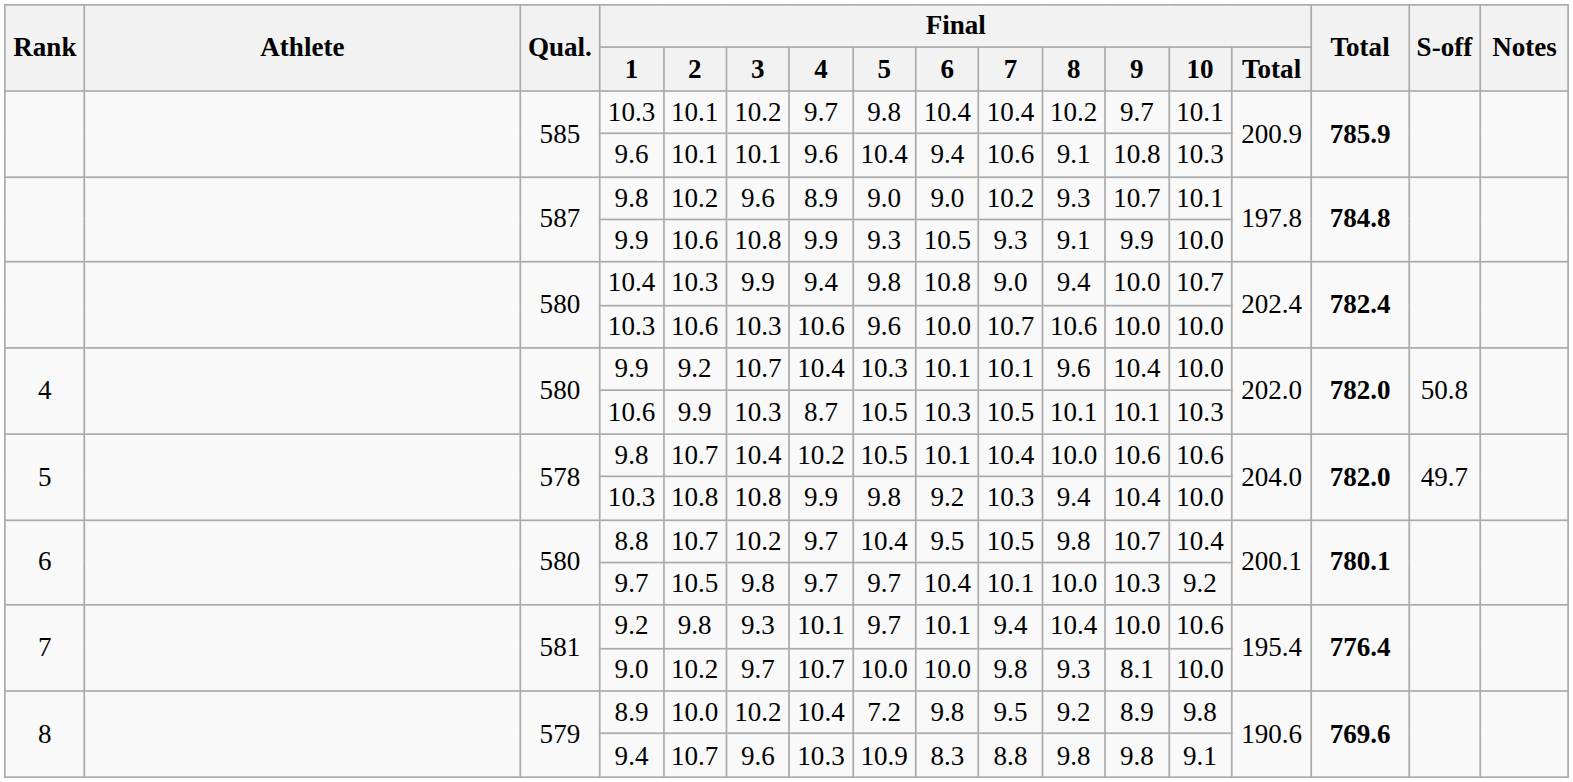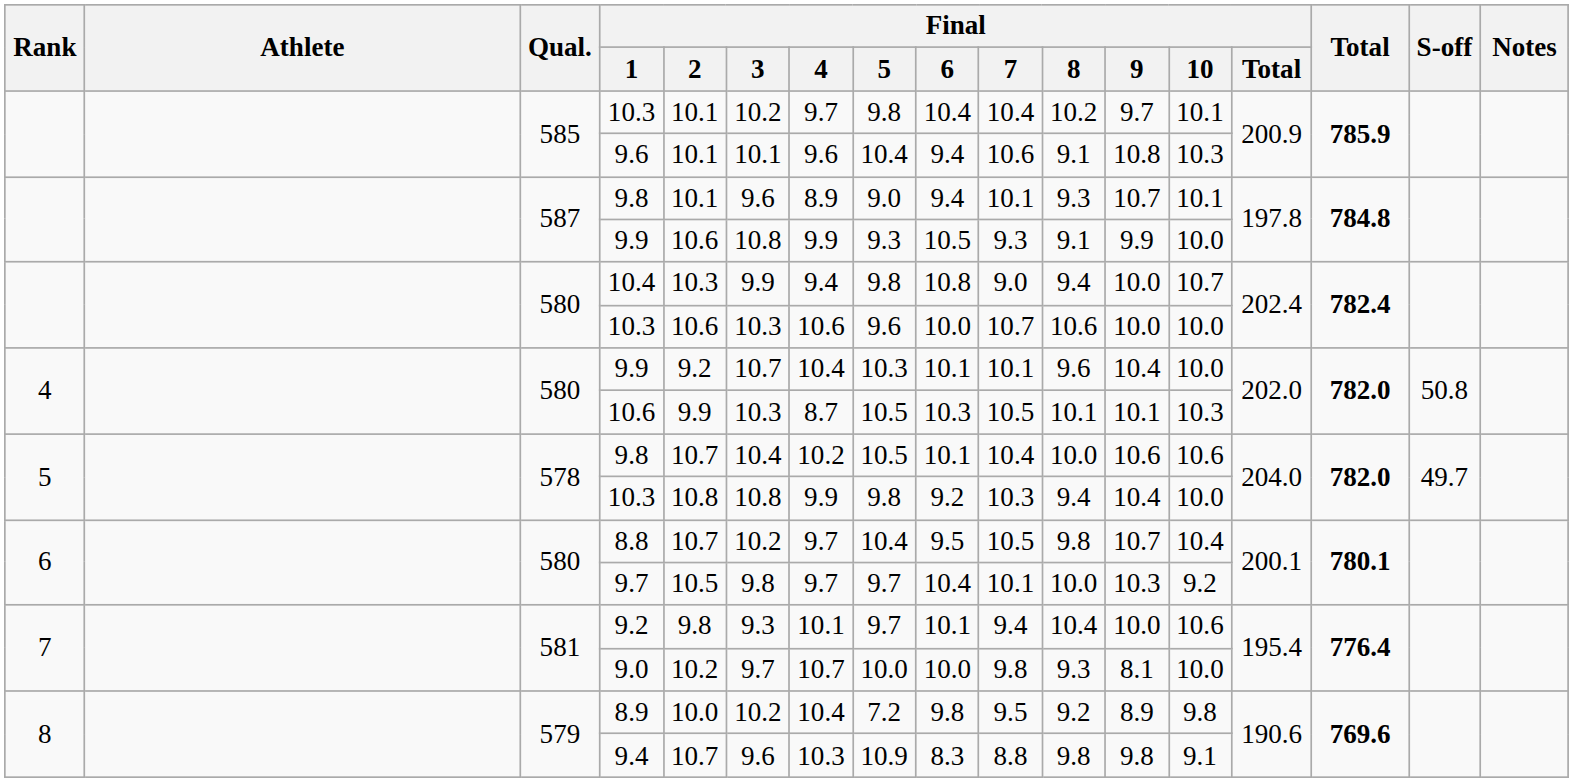(695, 197) 10.2 -> (695, 197) 10.1
(947, 197) 9.0 -> (947, 197) 9.4
(1011, 197) 10.2 -> (1011, 197) 10.1
